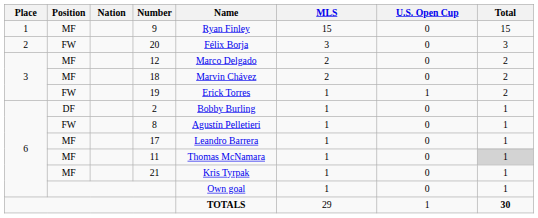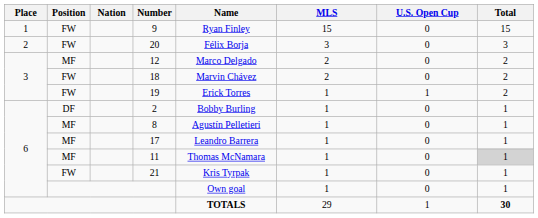(69, 28) MF -> (69, 28) FW
(69, 76) MF -> (69, 76) FW
(69, 124) FW -> (69, 124) MF
(69, 173) MF -> (69, 173) FW
